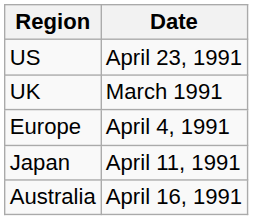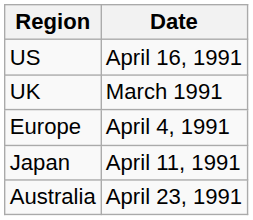(174, 57) April 23, 1991 -> (174, 57) April 16, 1991
(174, 197) April 16, 1991 -> (174, 197) April 23, 1991
